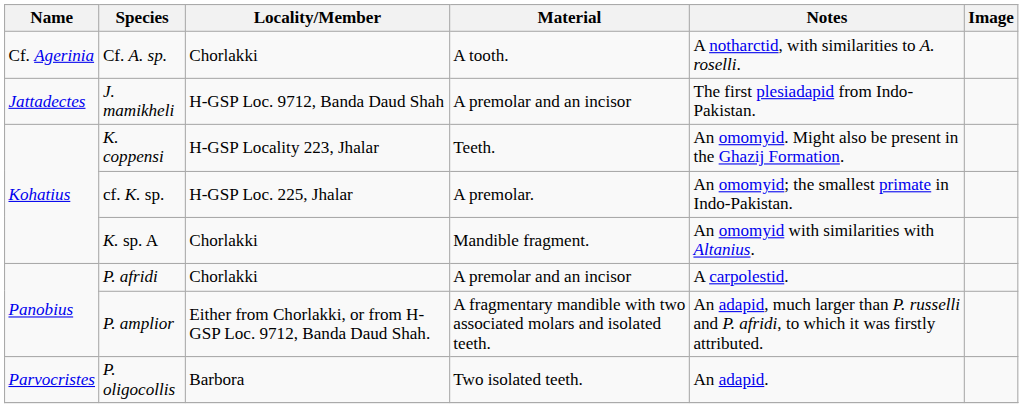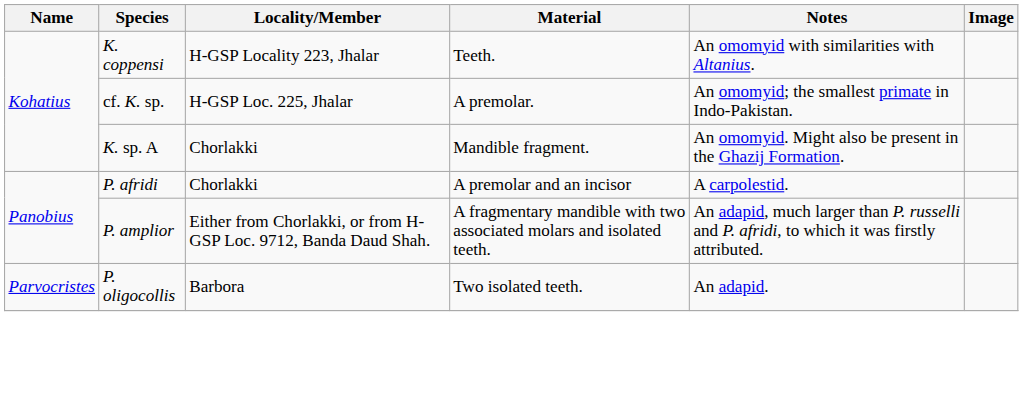- row: (135, 54)
- row: (139, 101)
(826, 147) An omomyid. Might also be present in the Ghazij Formation. -> (814, 54) An omomyid with similarities with Altanius.
(814, 240) An omomyid with similarities with Altanius. -> (826, 147) An omomyid. Might also be present in the Ghazij Formation.
